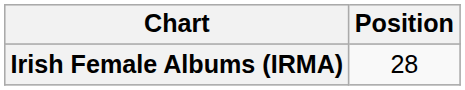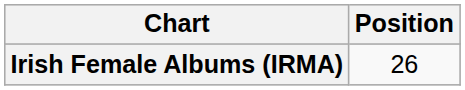(404, 64) 28 -> (404, 64) 26
